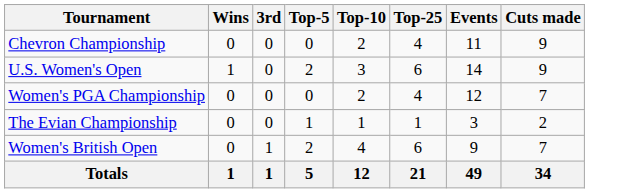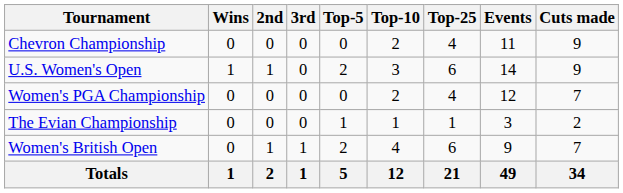+ column: (270, 17)
